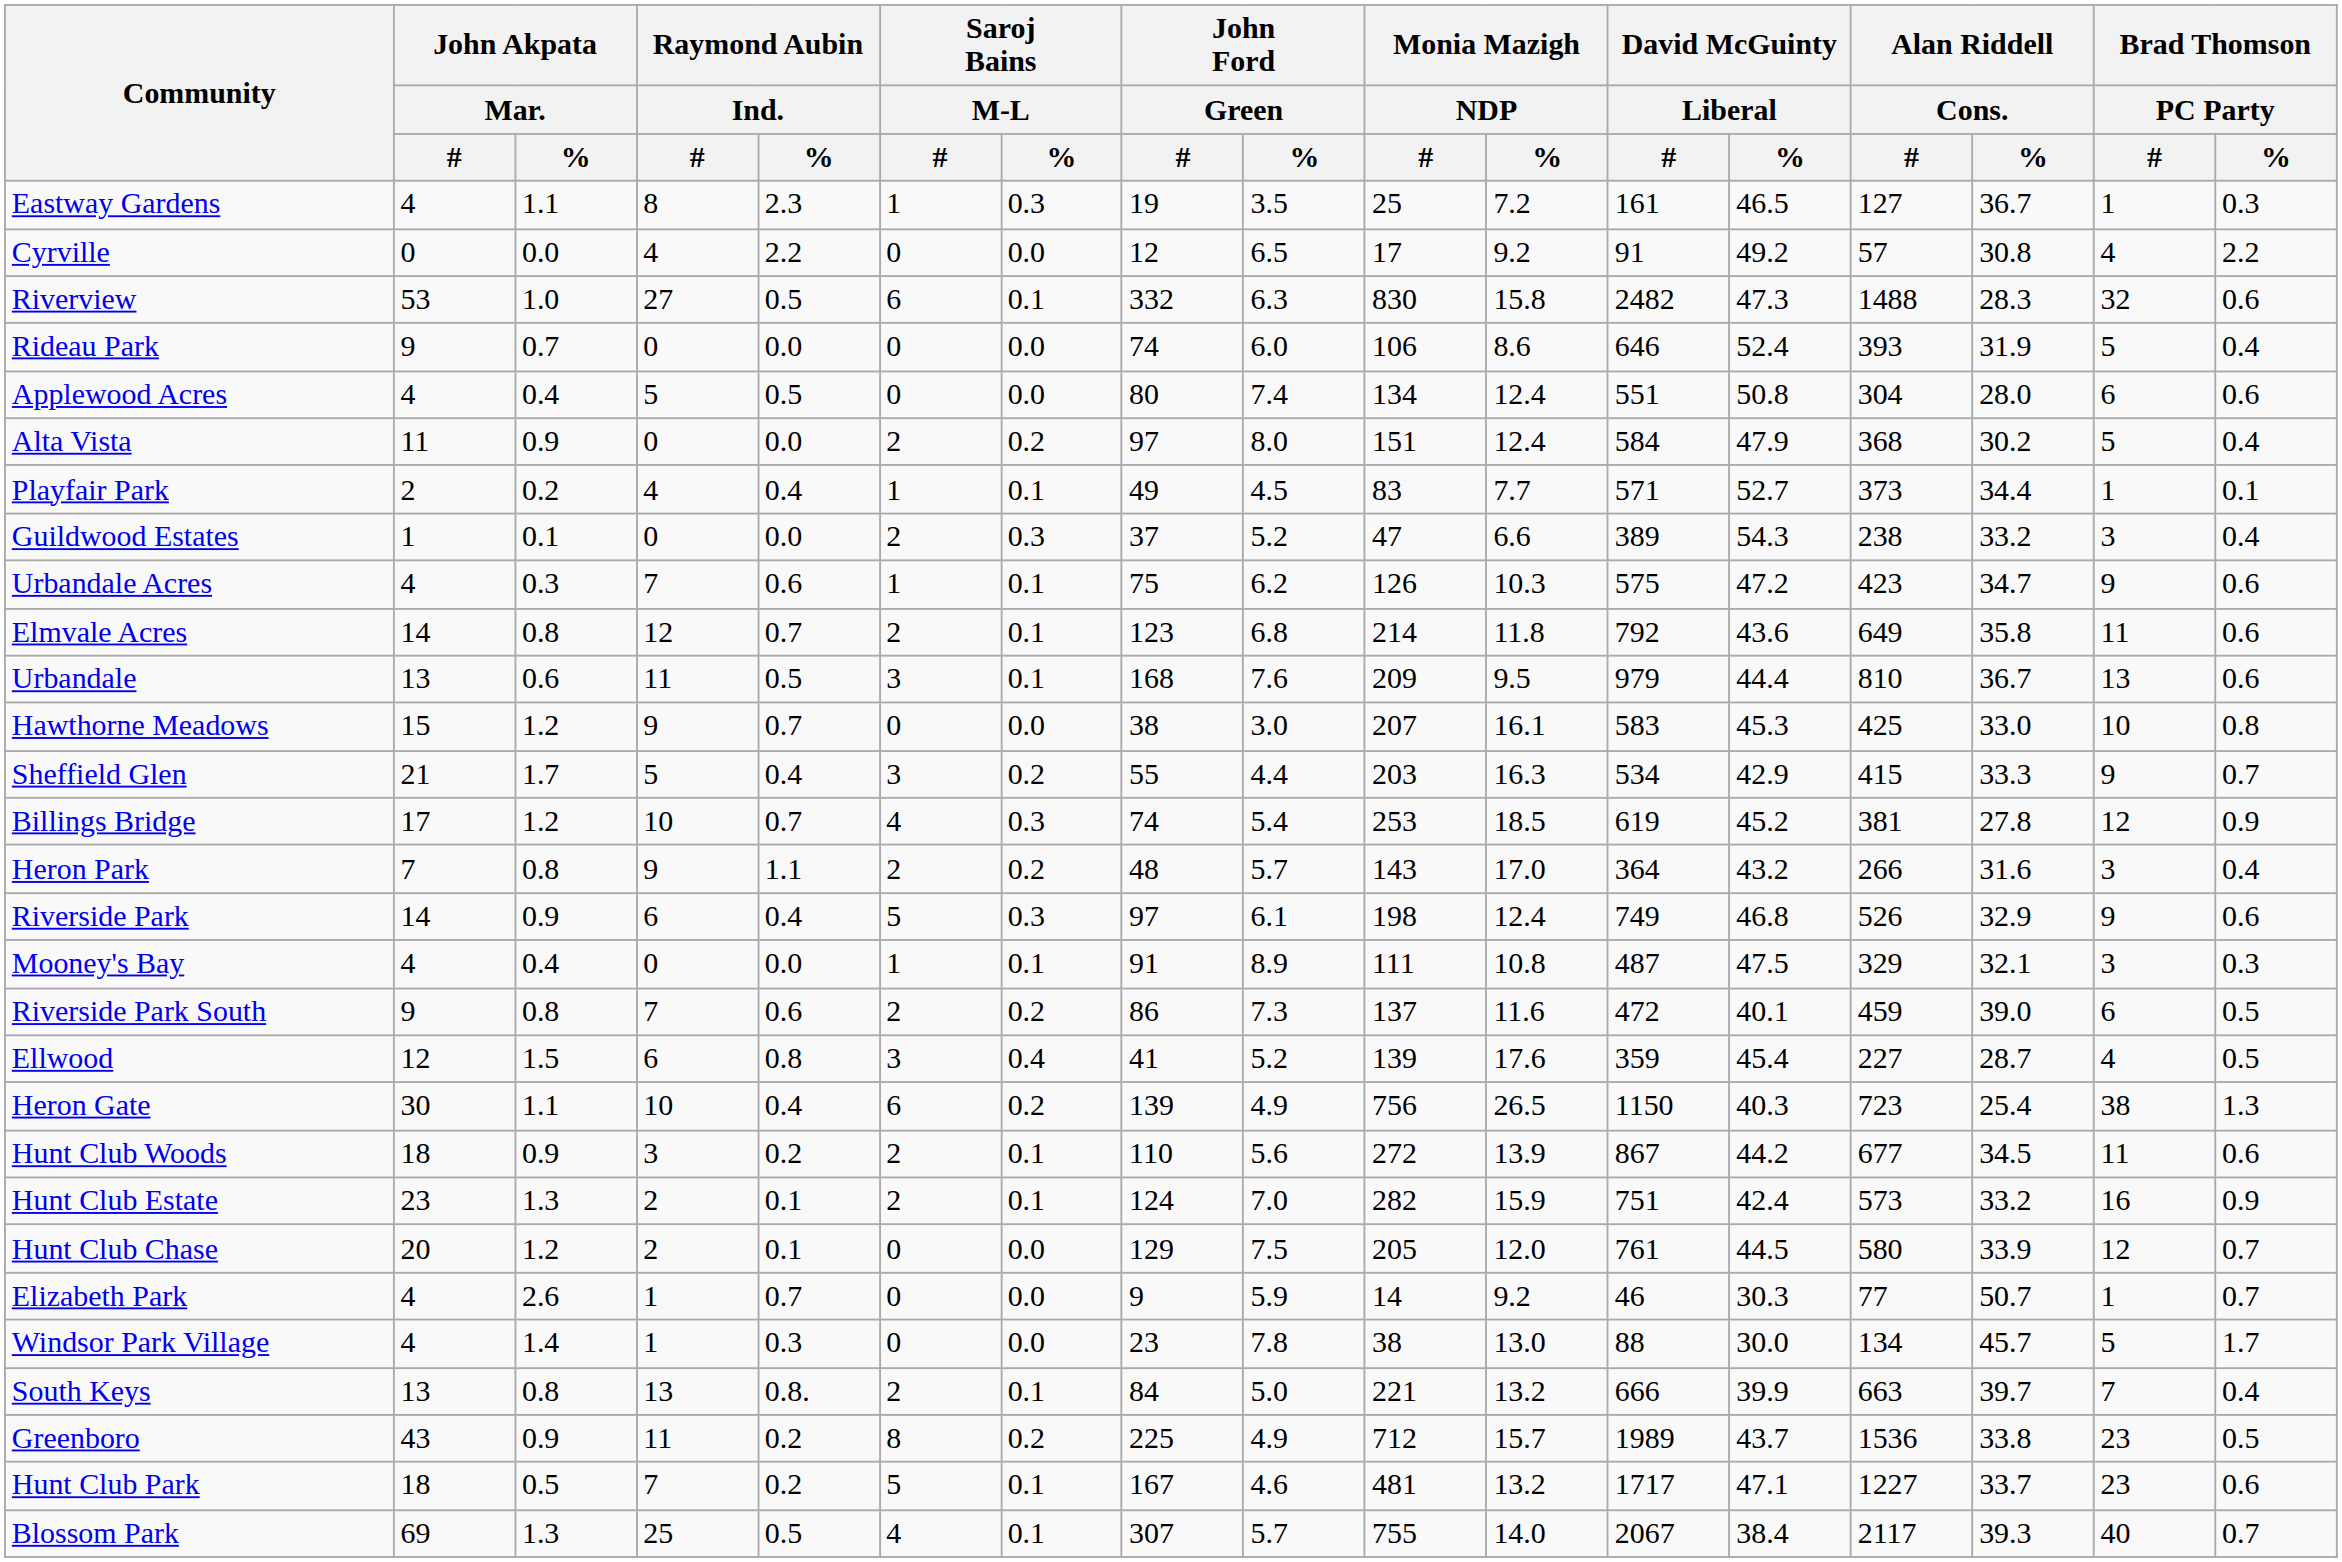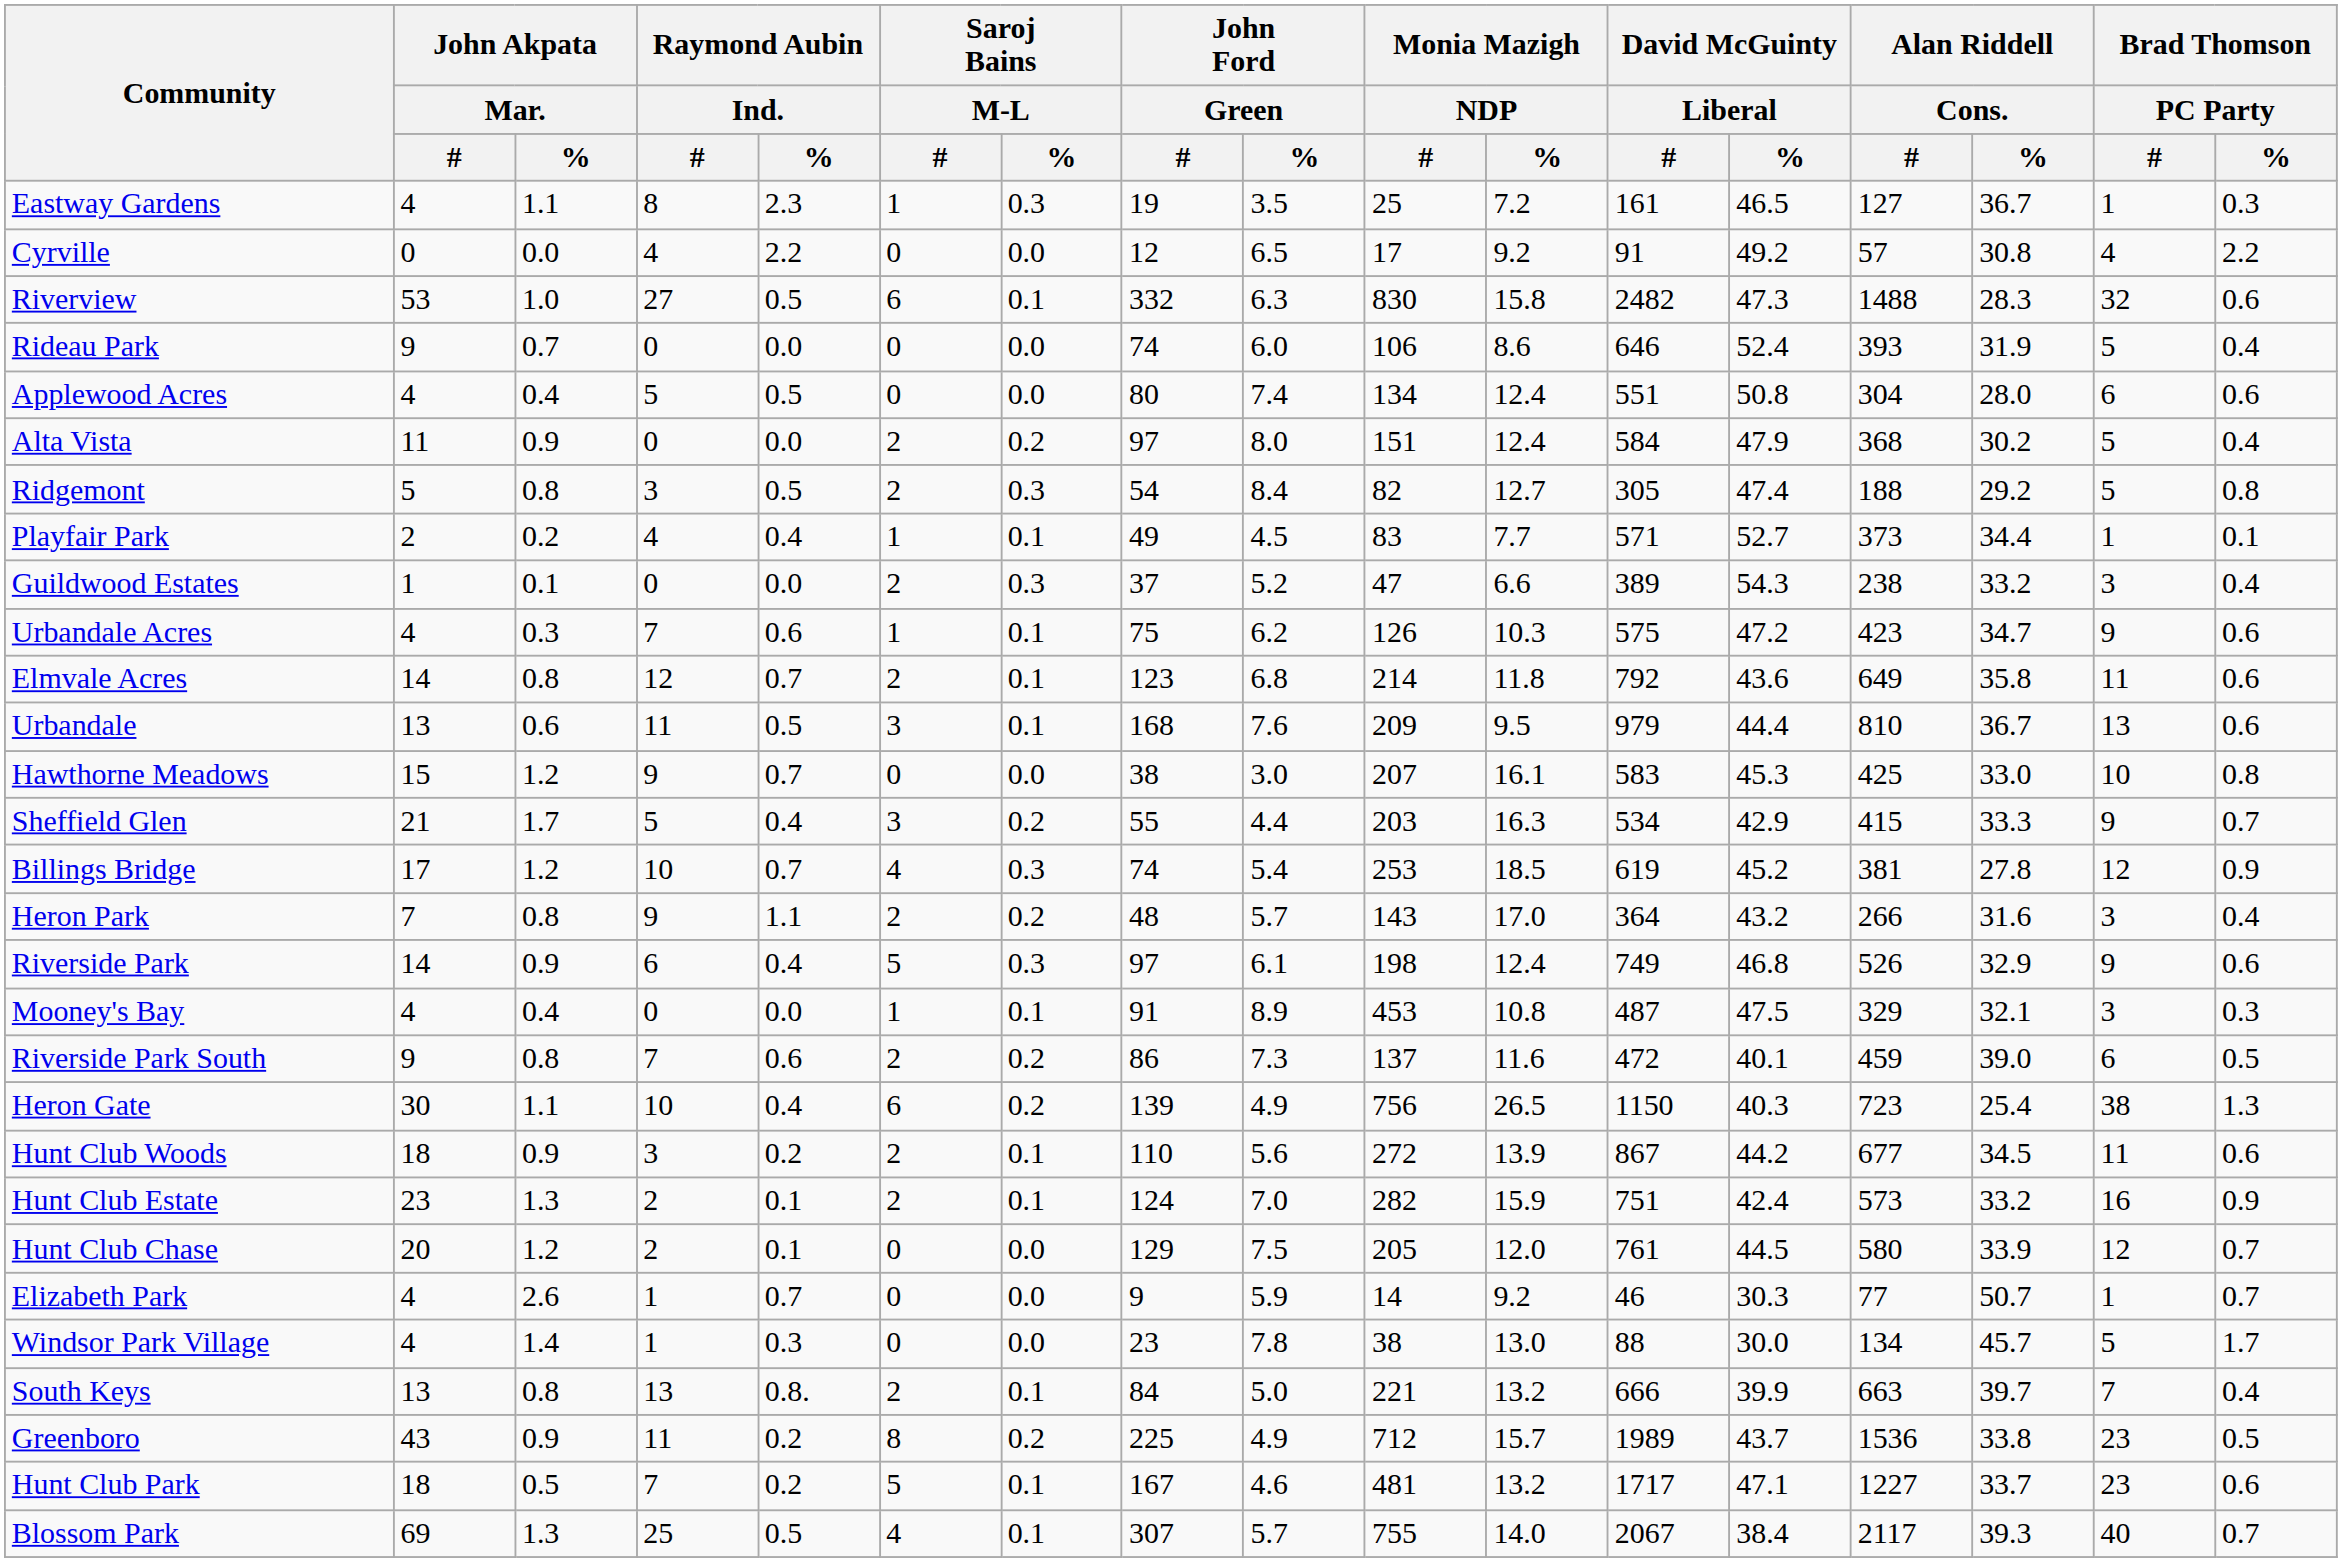+ row: (78, 488)
(1393, 963) 111 -> (1394, 1010) 453
- row: (63, 1058)
